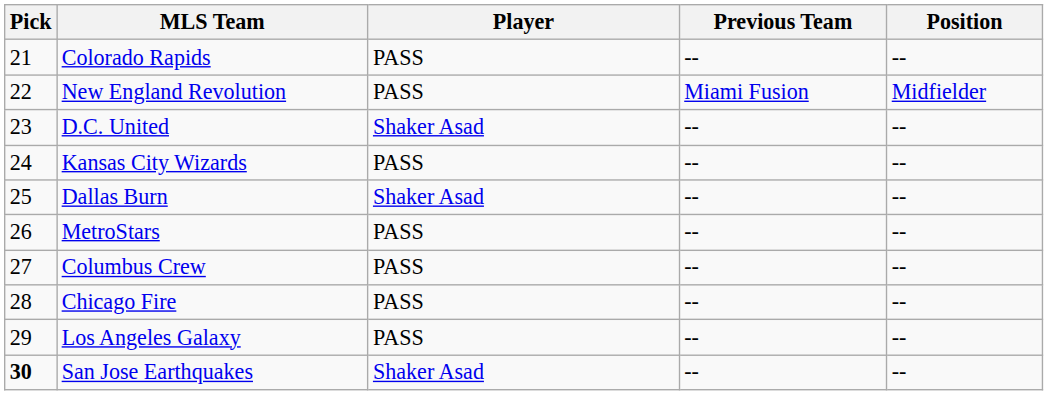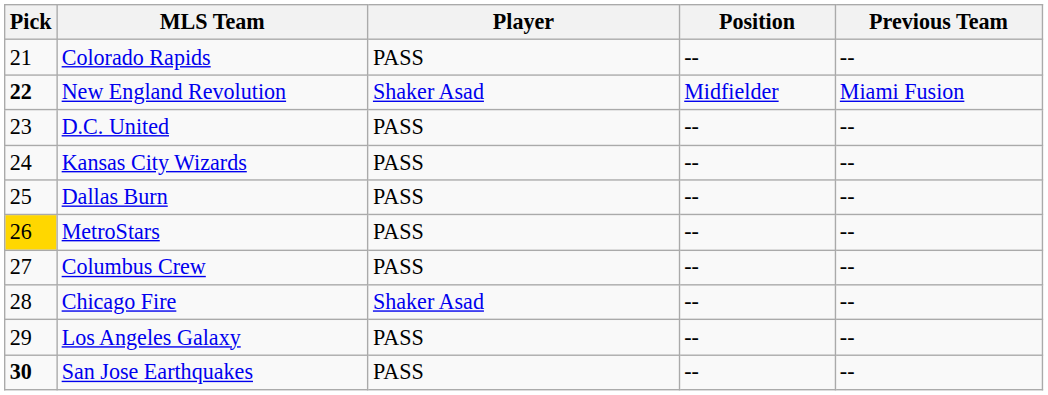columns swapped: (964, 22) <-> (783, 22)
(21, 92) normal -> (21, 92) bold
(398, 92) PASS -> (428, 92) Shaker Asad
(428, 127) Shaker Asad -> (398, 127) PASS
(428, 197) Shaker Asad -> (398, 197) PASS
(21, 232) no background -> (21, 232) gold background
(398, 302) PASS -> (428, 302) Shaker Asad
(428, 372) Shaker Asad -> (398, 372) PASS
